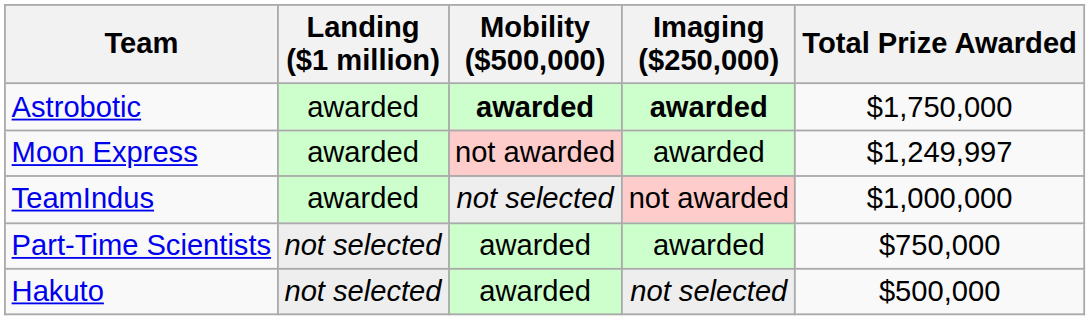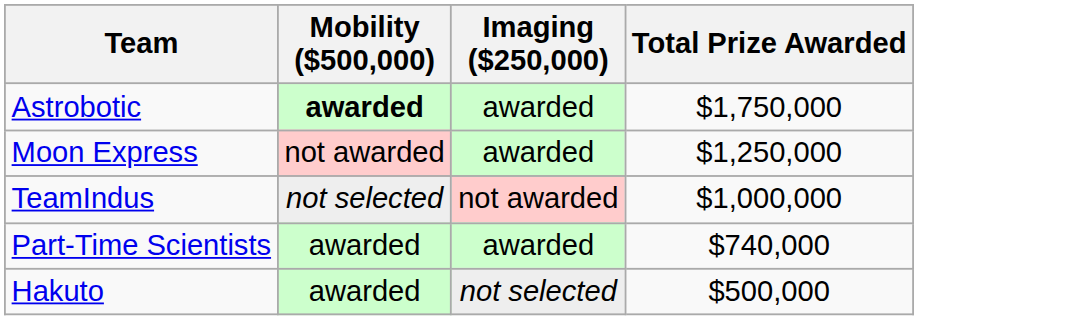- column: (363, 43)
(709, 106) bold -> (538, 106) normal
(940, 152) $1,249,997 -> (769, 152) $1,250,000
(940, 245) $750,000 -> (769, 245) $740,000
